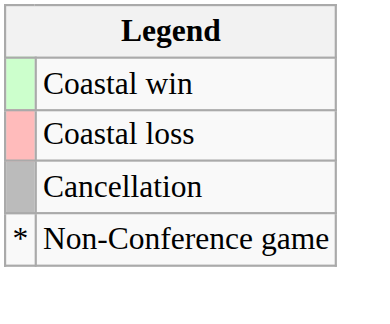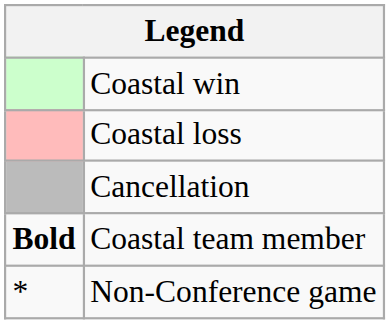+ row: (228, 238)
